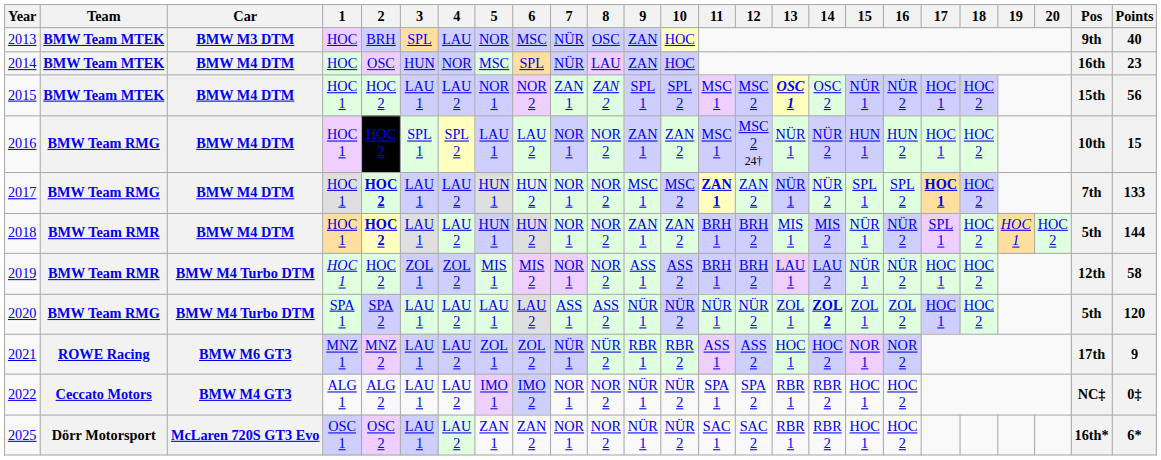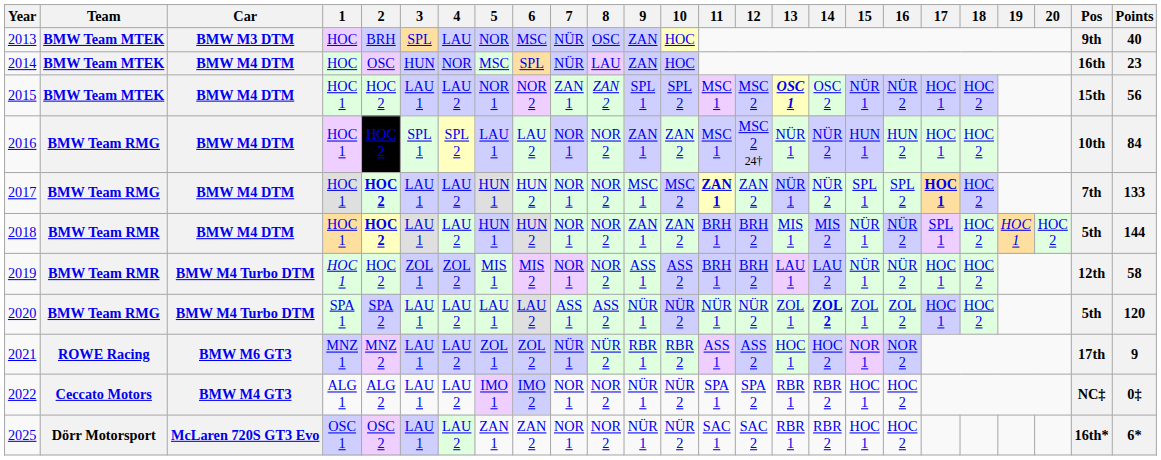(1134, 143) 15 -> (1134, 143) 84
